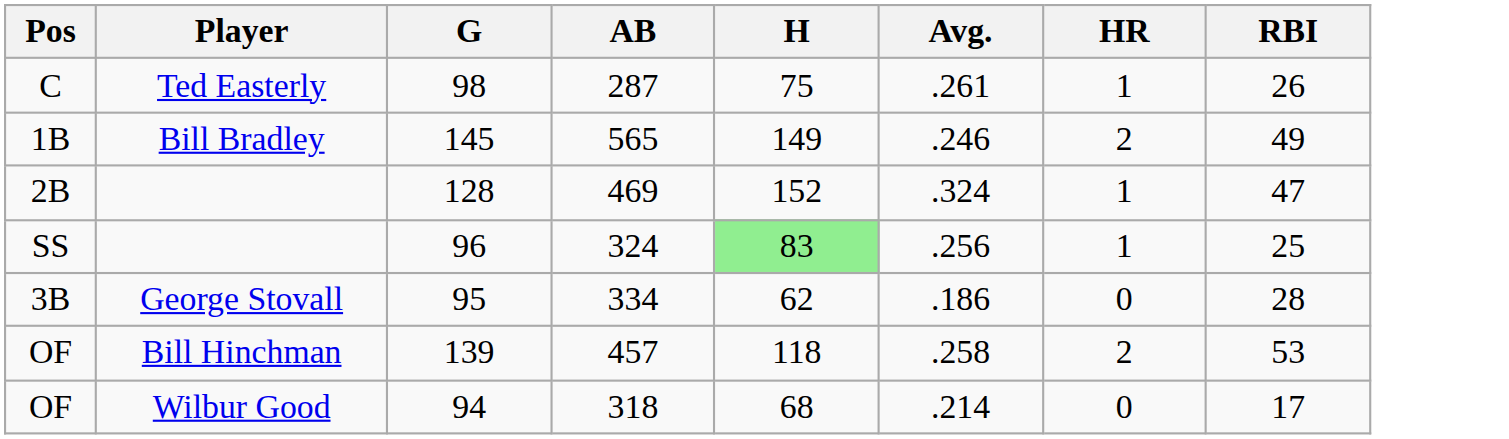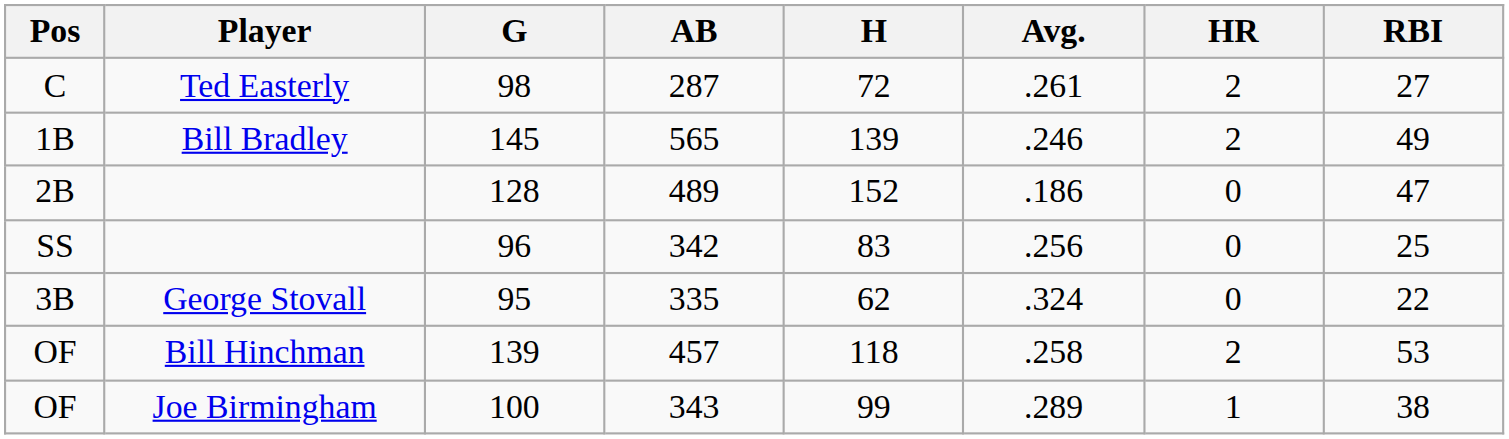(797, 84) 75 -> (874, 84) 72
(1124, 84) 1 -> (1233, 84) 2
(1288, 84) 26 -> (1413, 84) 27
(797, 138) 149 -> (874, 138) 139
(633, 191) 469 -> (694, 191) 489
(961, 191) .324 -> (1054, 191) .186
(1124, 191) 1 -> (1233, 191) 0
(633, 245) 324 -> (694, 245) 342
(797, 245) lightgreen background -> (874, 245) no background
(1124, 245) 1 -> (1233, 245) 0
(633, 298) 334 -> (694, 298) 335
(961, 298) .186 -> (1054, 298) .324
(1288, 298) 28 -> (1413, 298) 22
- row: (469, 406)
+ row: (514, 406)
